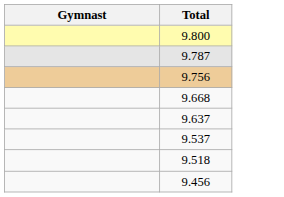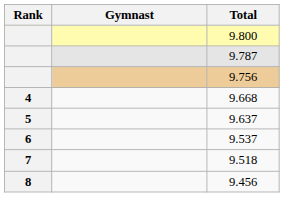+ column: (28, 15)
